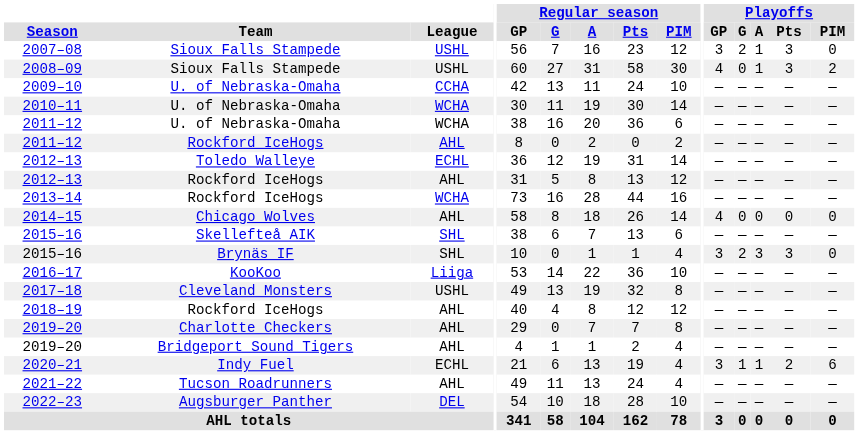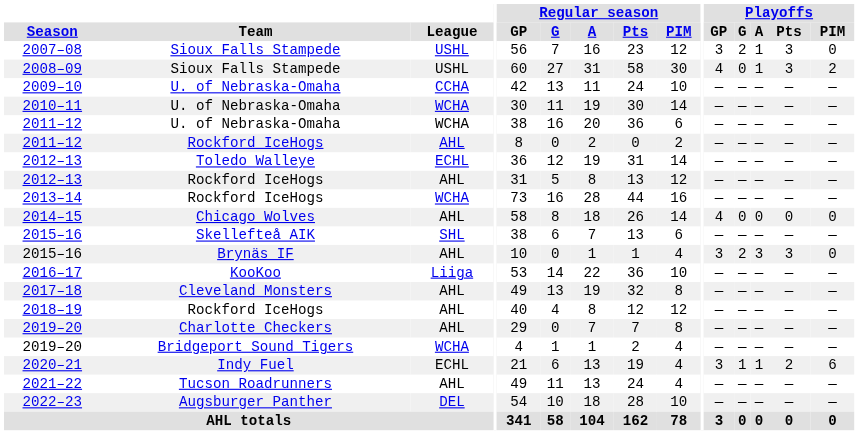(452, 254) SHL -> (452, 254) AHL
(452, 291) USHL -> (452, 291) AHL
(452, 347) AHL -> (452, 347) WCHA
